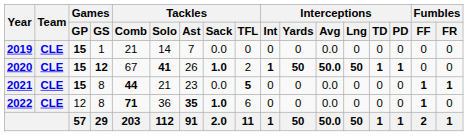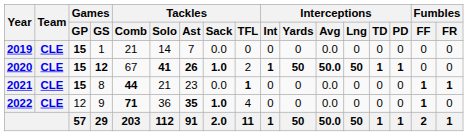(191, 67) normal -> (191, 67) bold
(248, 85) 5 -> (248, 85) 1
(101, 103) 8 -> (101, 103) 9
(248, 103) 6 -> (248, 103) 4
